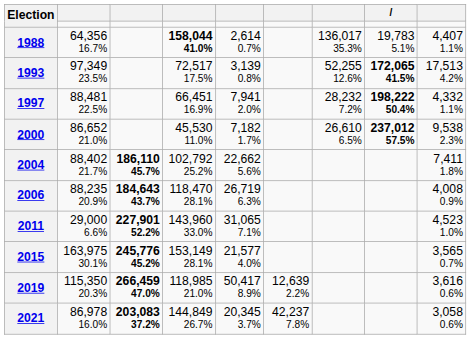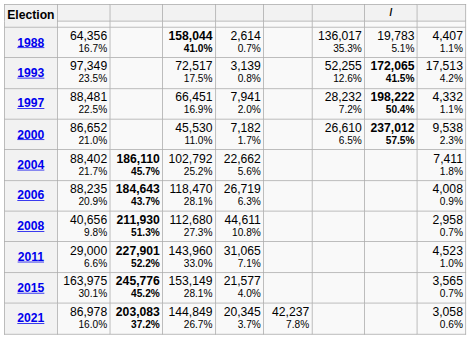+ row: (31, 226)
- row: (31, 287)
